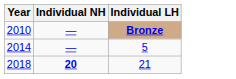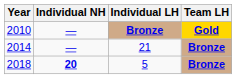+ column: (206, 13)
(145, 47) 5 -> (145, 47) 21
(145, 64) 21 -> (145, 64) 5
